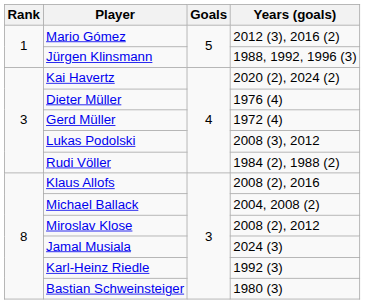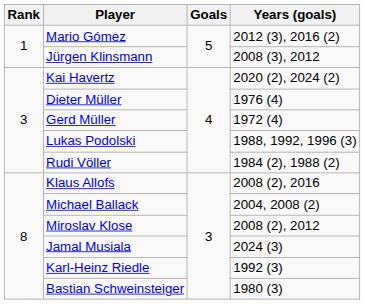(295, 57) 1988, 1992, 1996 (3) -> (276, 57) 2008 (3), 2012
(276, 141) 2008 (3), 2012 -> (295, 141) 1988, 1992, 1996 (3)
